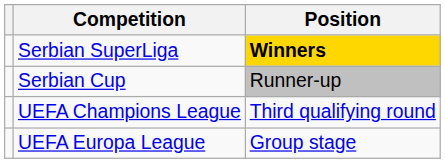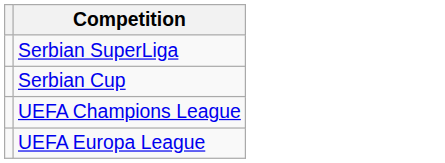- column: (343, 19)
